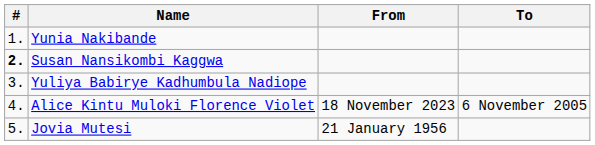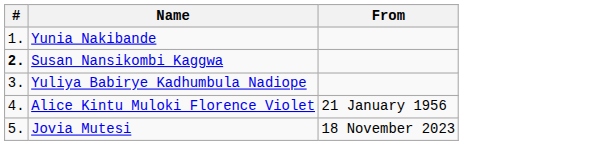- column: (524, 16)
(388, 107) 18 November 2023 -> (384, 107) 21 January 1956
(384, 129) 21 January 1956 -> (388, 129) 18 November 2023
